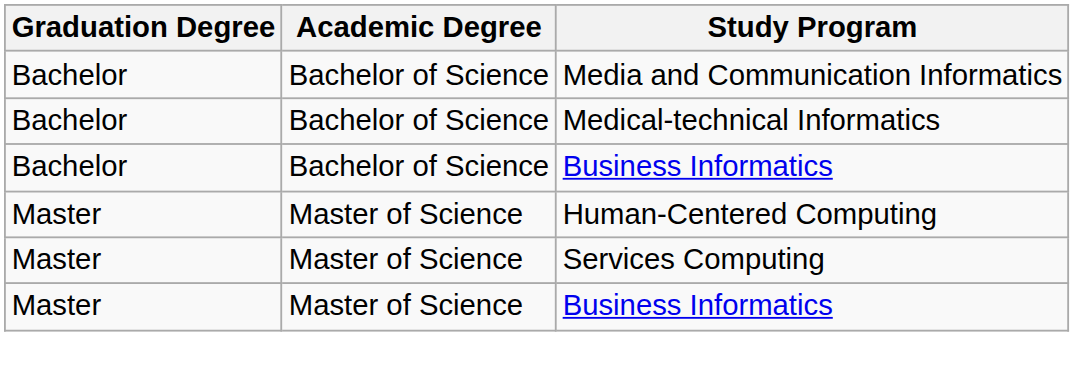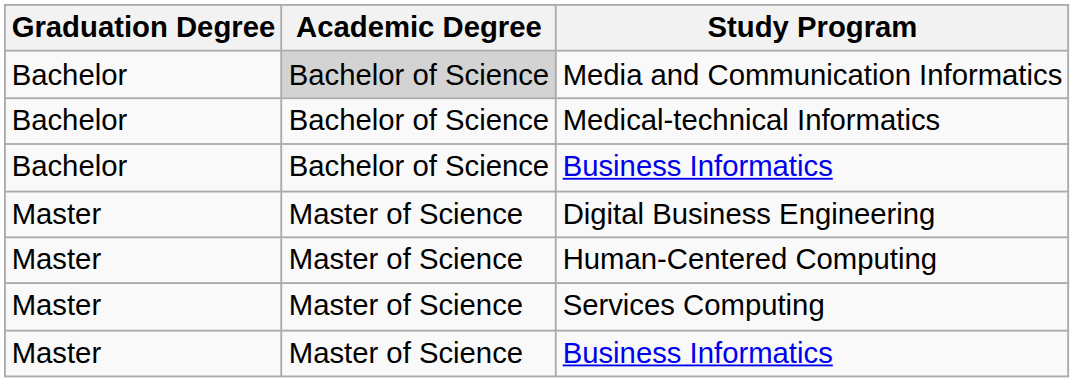(419, 74) no background -> (419, 74) lightgrey background
+ row: (56, 213)
